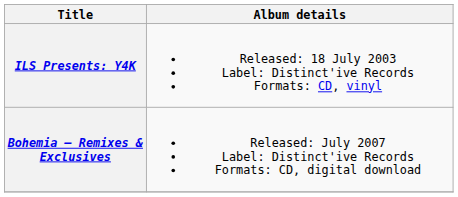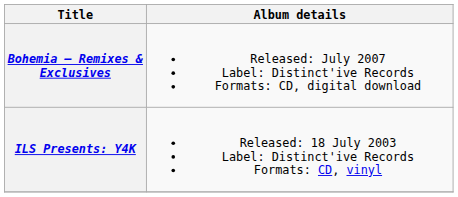rows swapped: (75, 66) <-> (75, 150)
